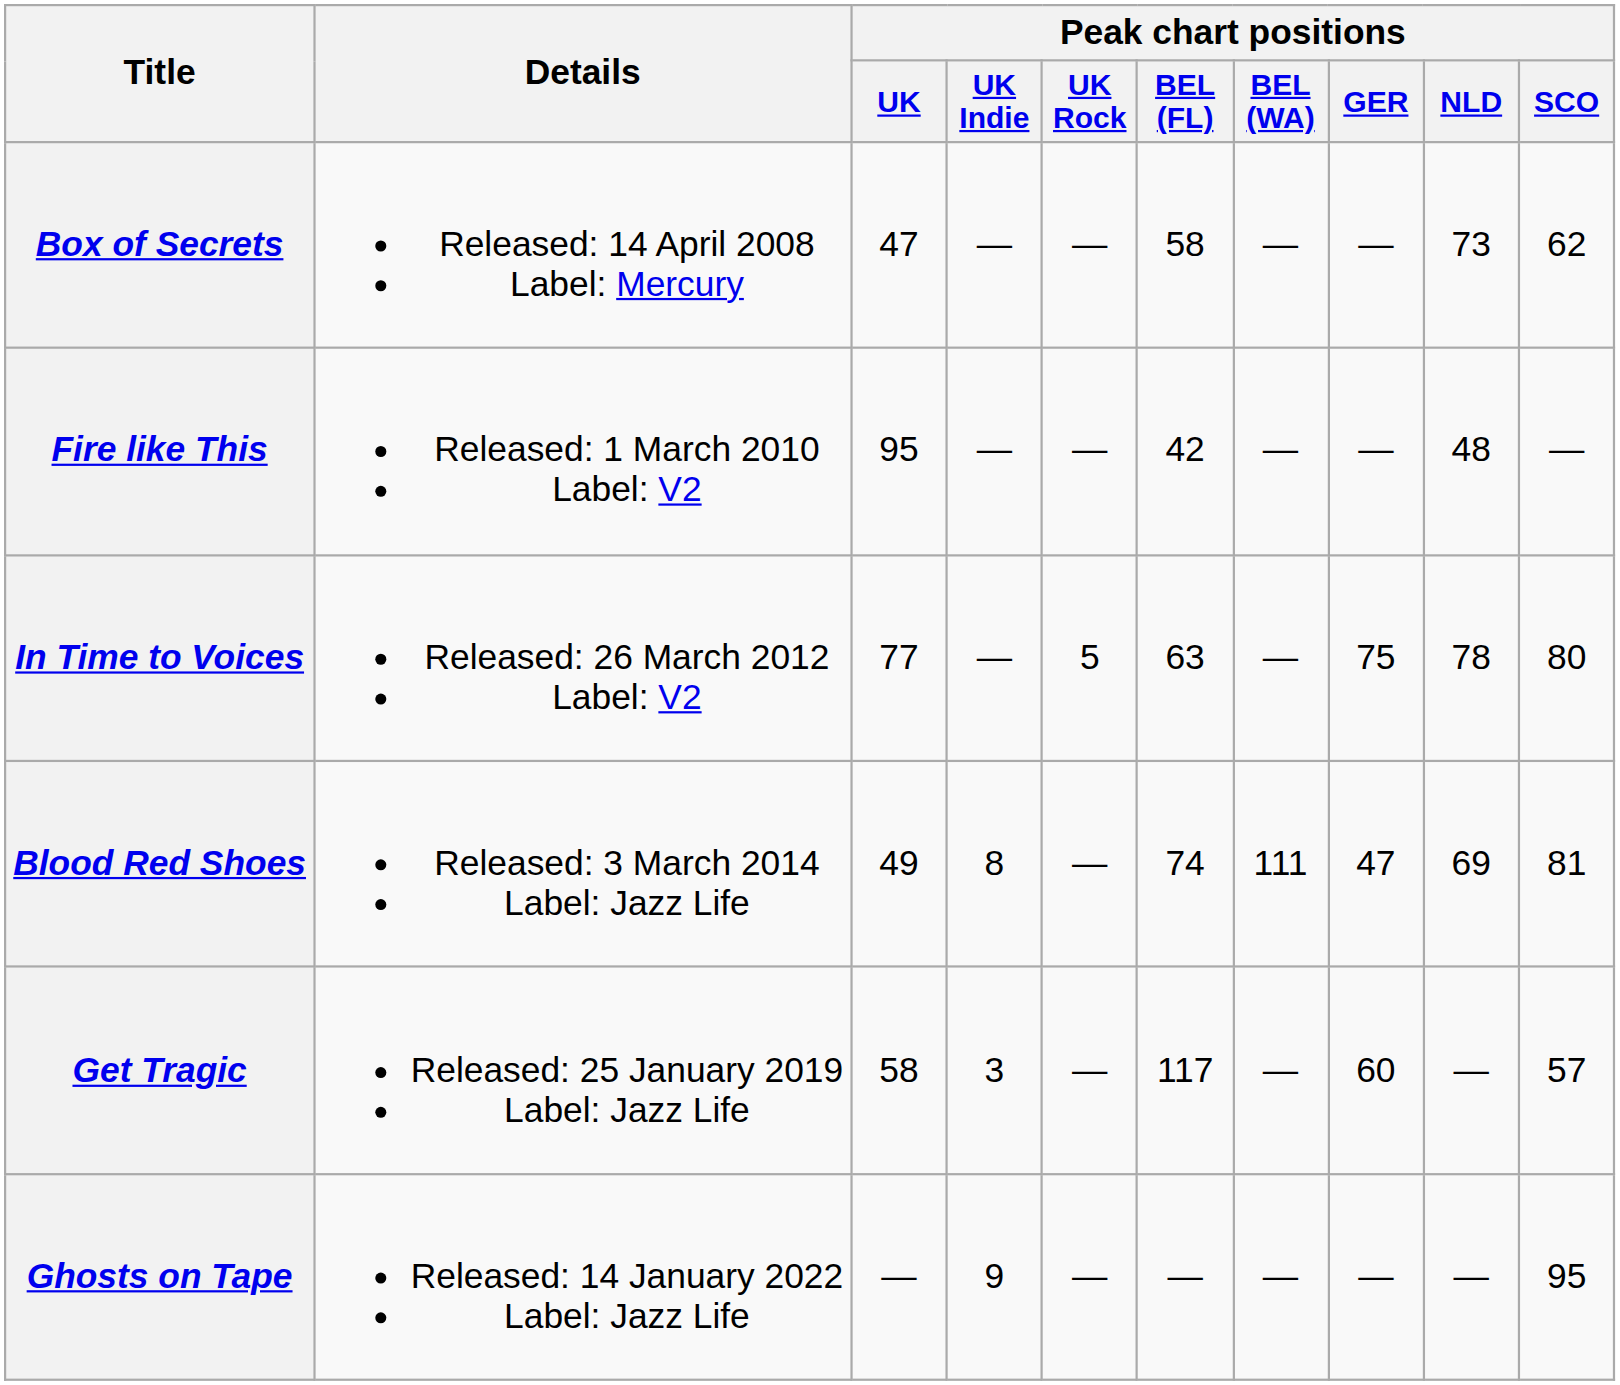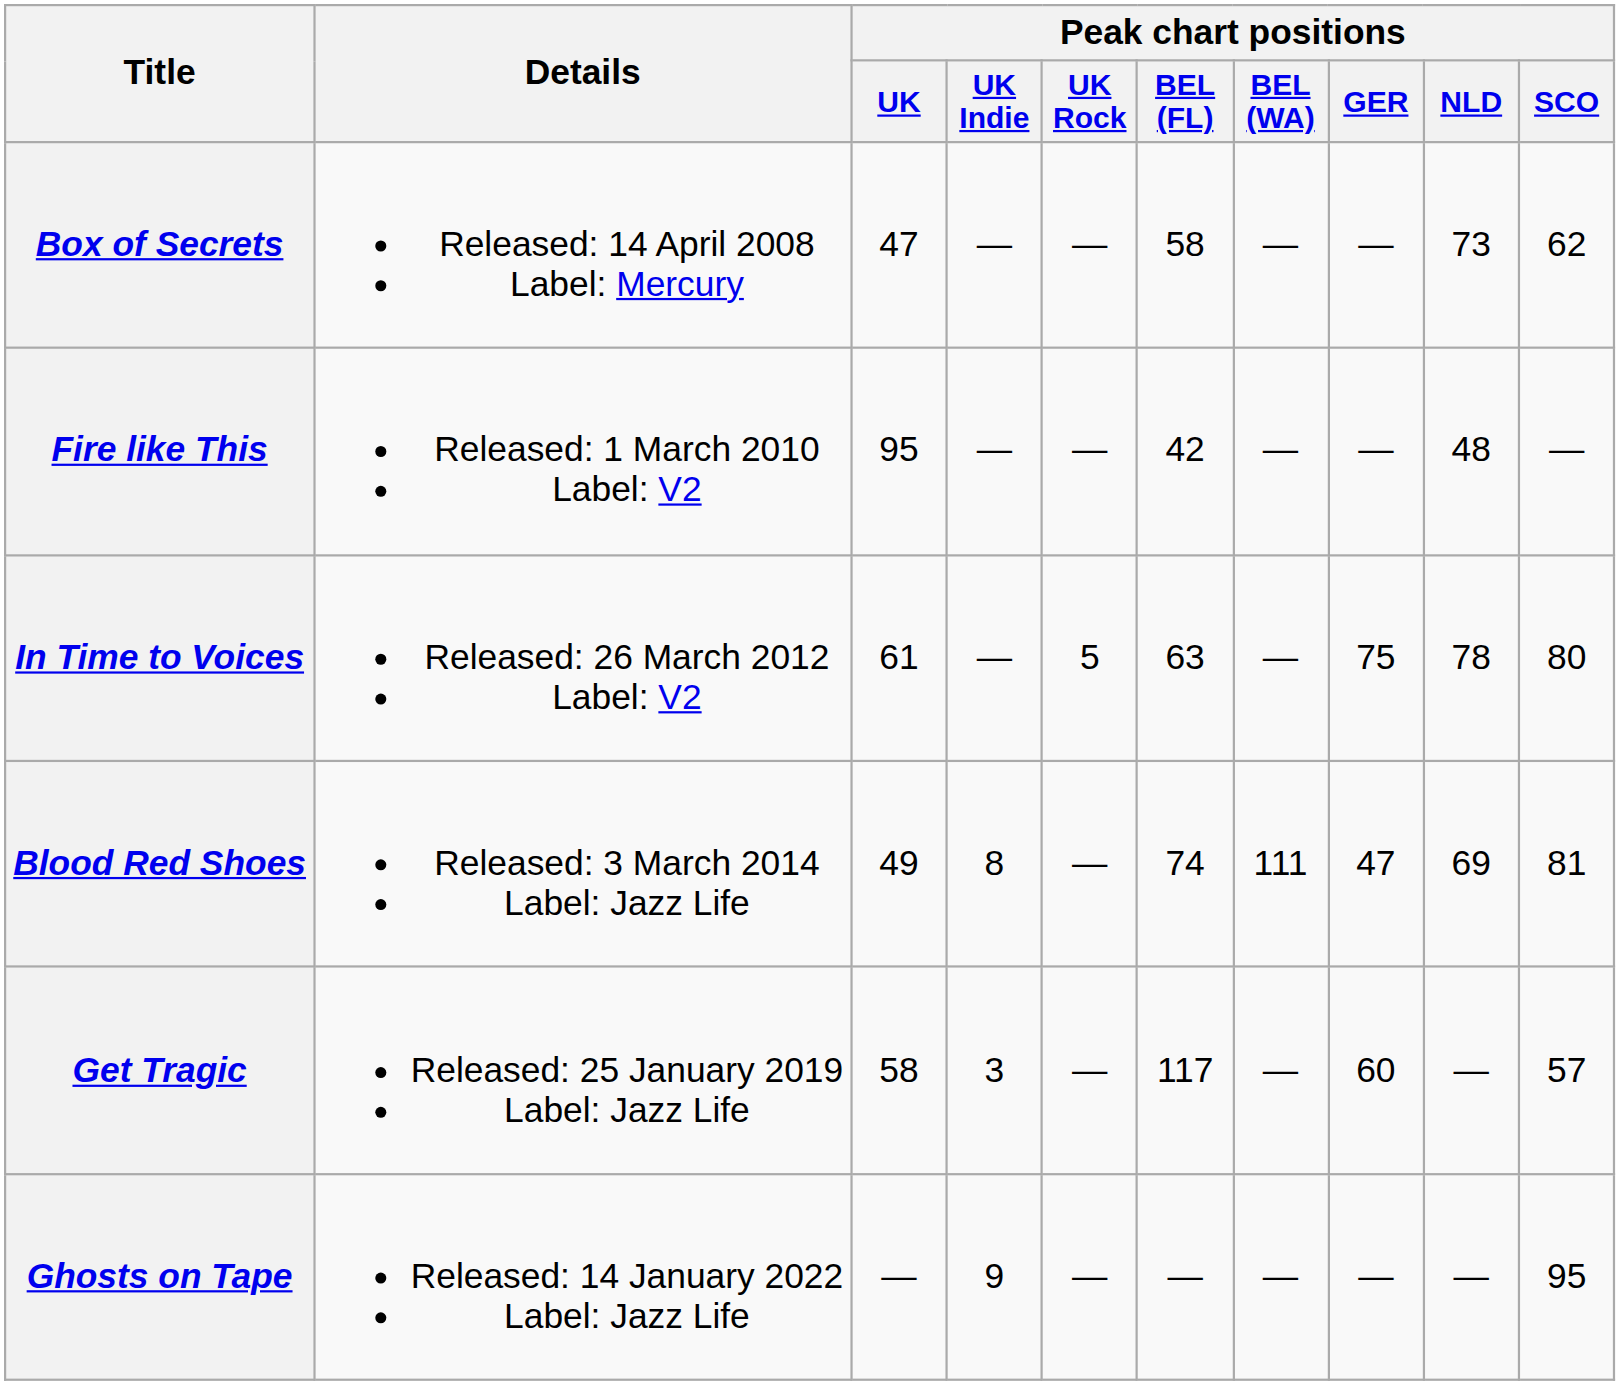(899, 657) 77 -> (899, 657) 61
